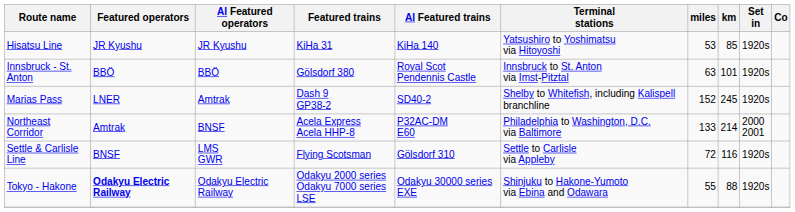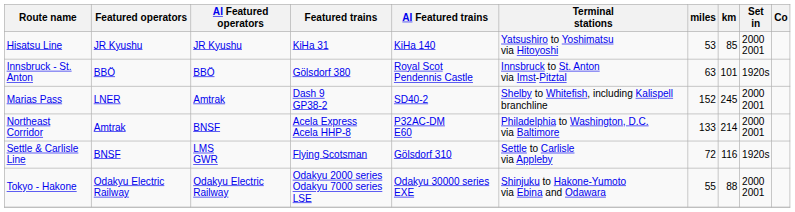(756, 45) 1920s -> (753, 45) 2000 2001
(756, 100) 1920s -> (753, 100) 2000 2001
(131, 187) bold -> (129, 187) normal
(756, 187) 1920s -> (753, 187) 2000 2001
